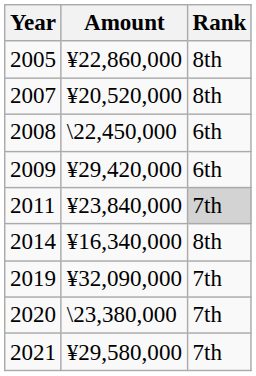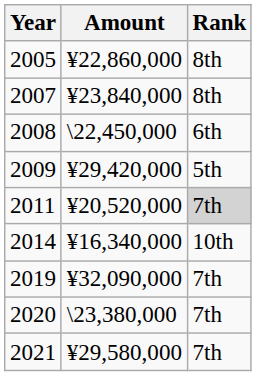(124, 95) ¥20,520,000 -> (124, 95) ¥23,840,000
(207, 168) 6th -> (207, 168) 5th
(124, 205) ¥23,840,000 -> (124, 205) ¥20,520,000
(207, 242) 8th -> (213, 242) 10th
